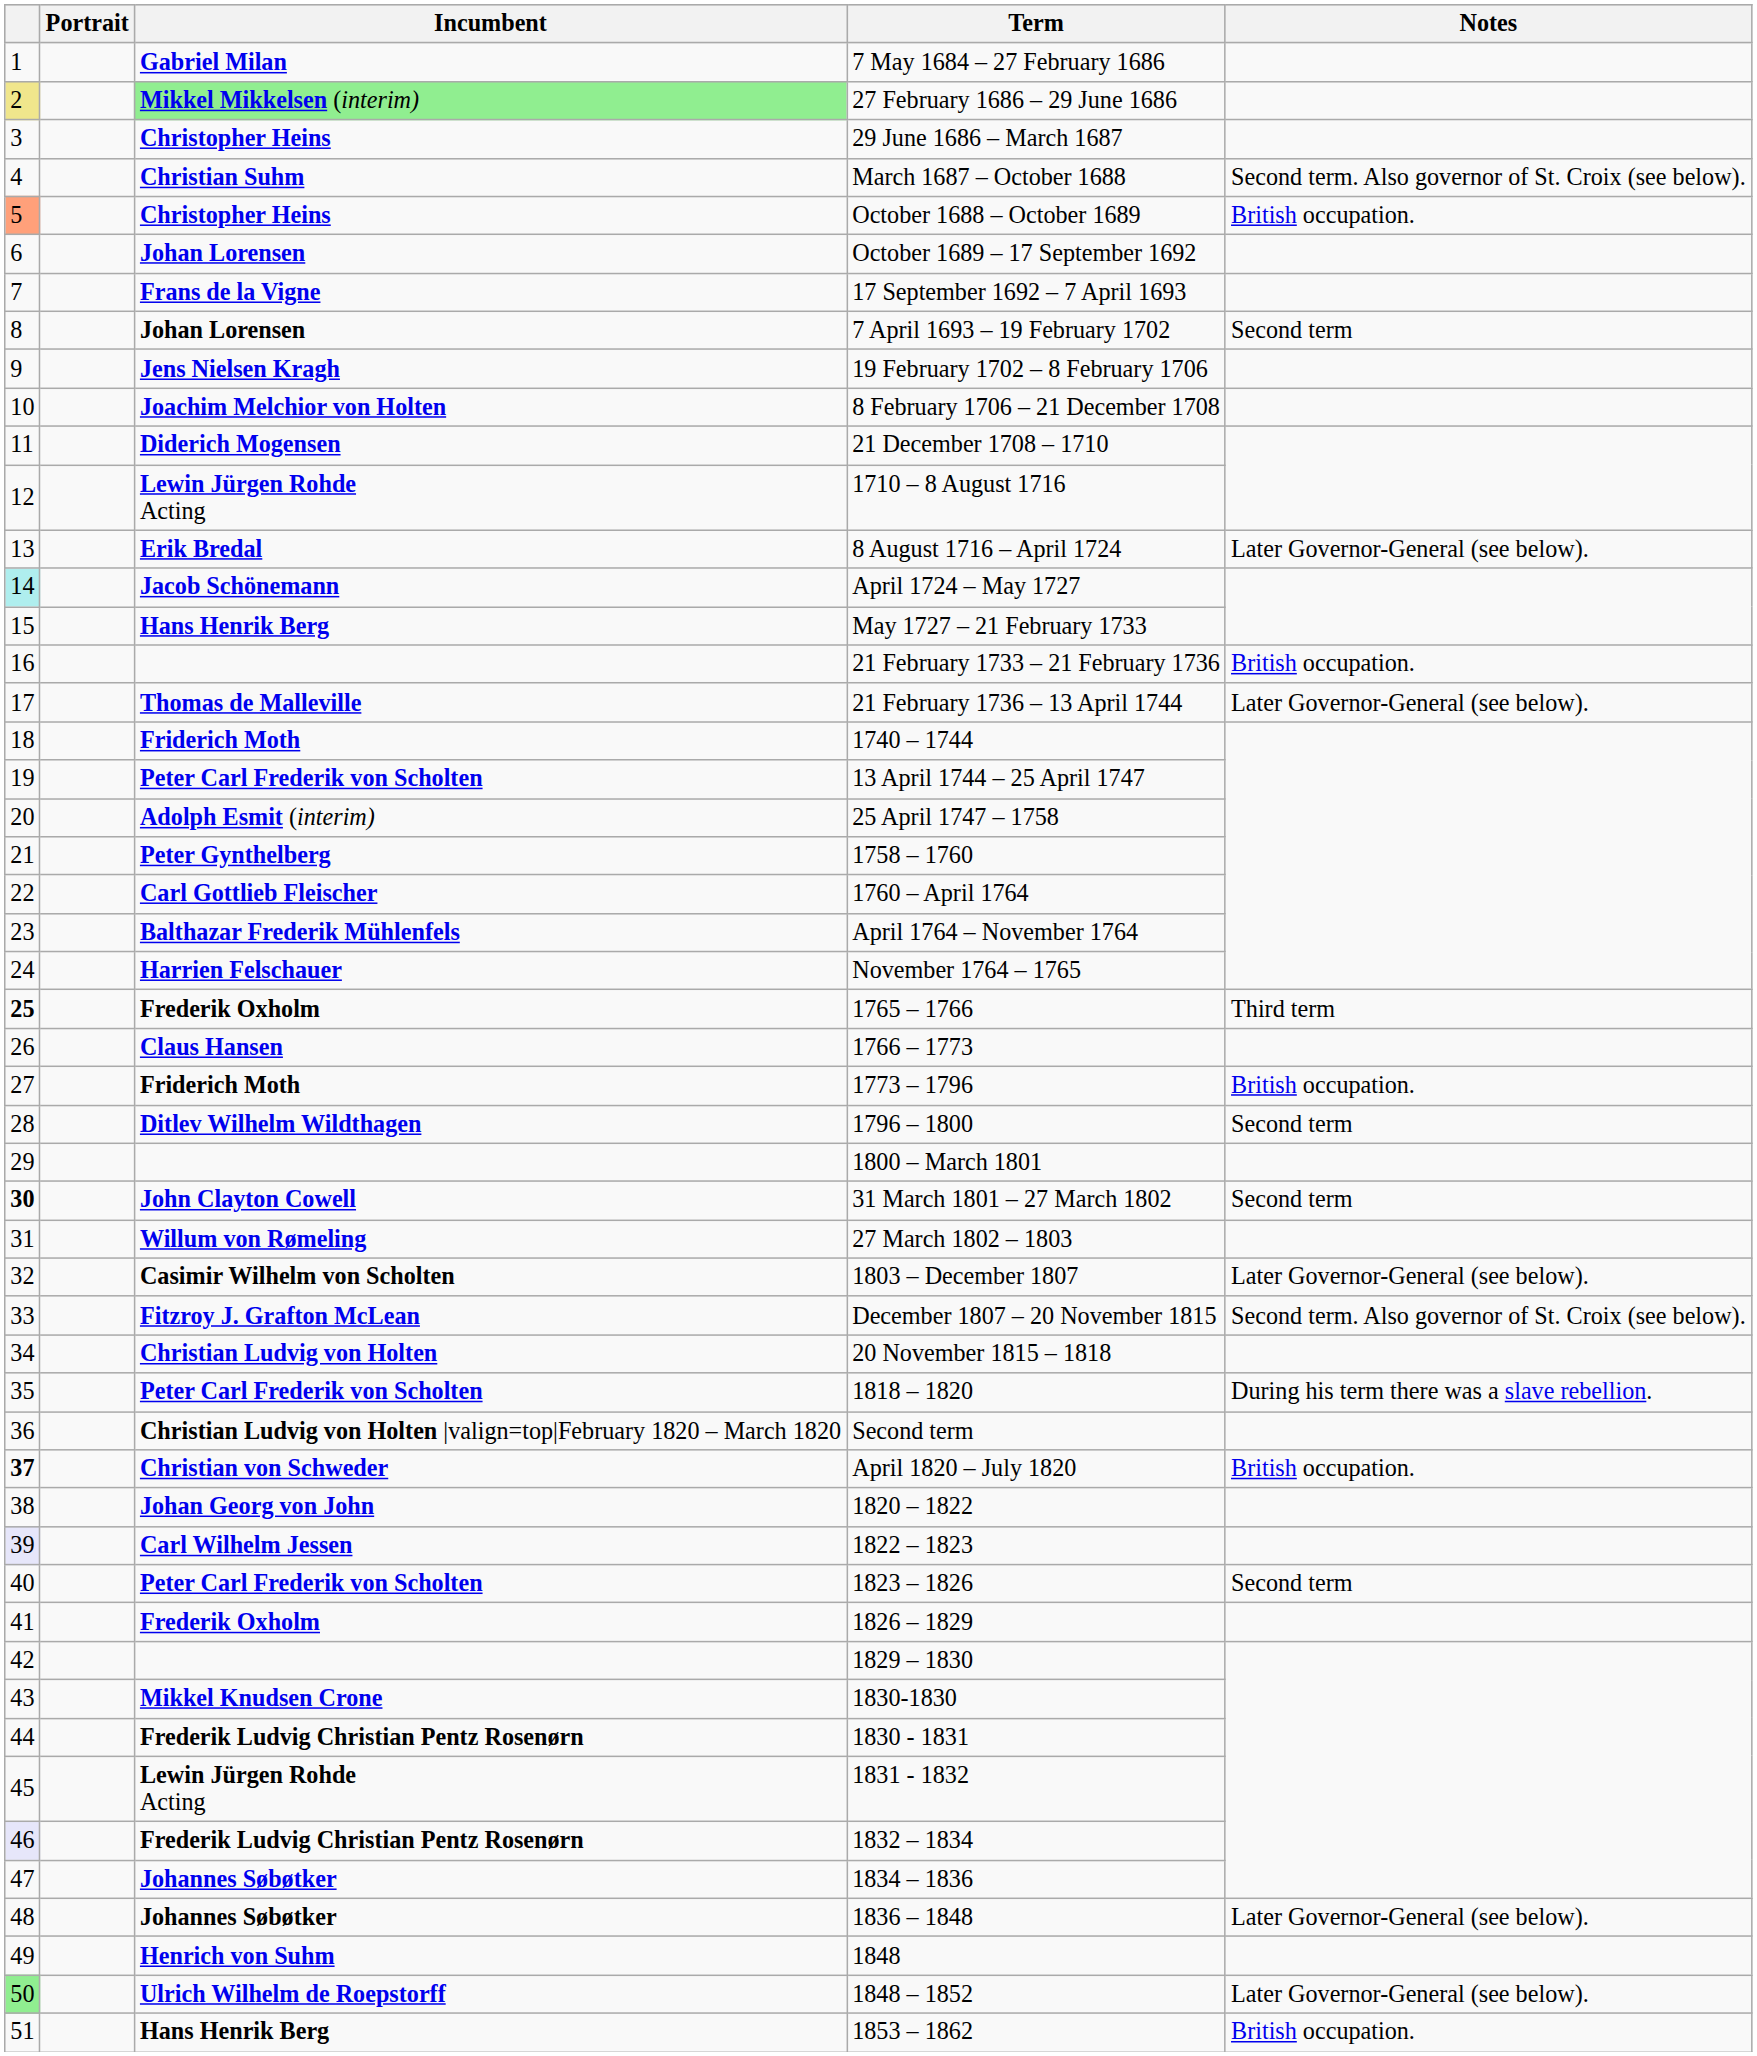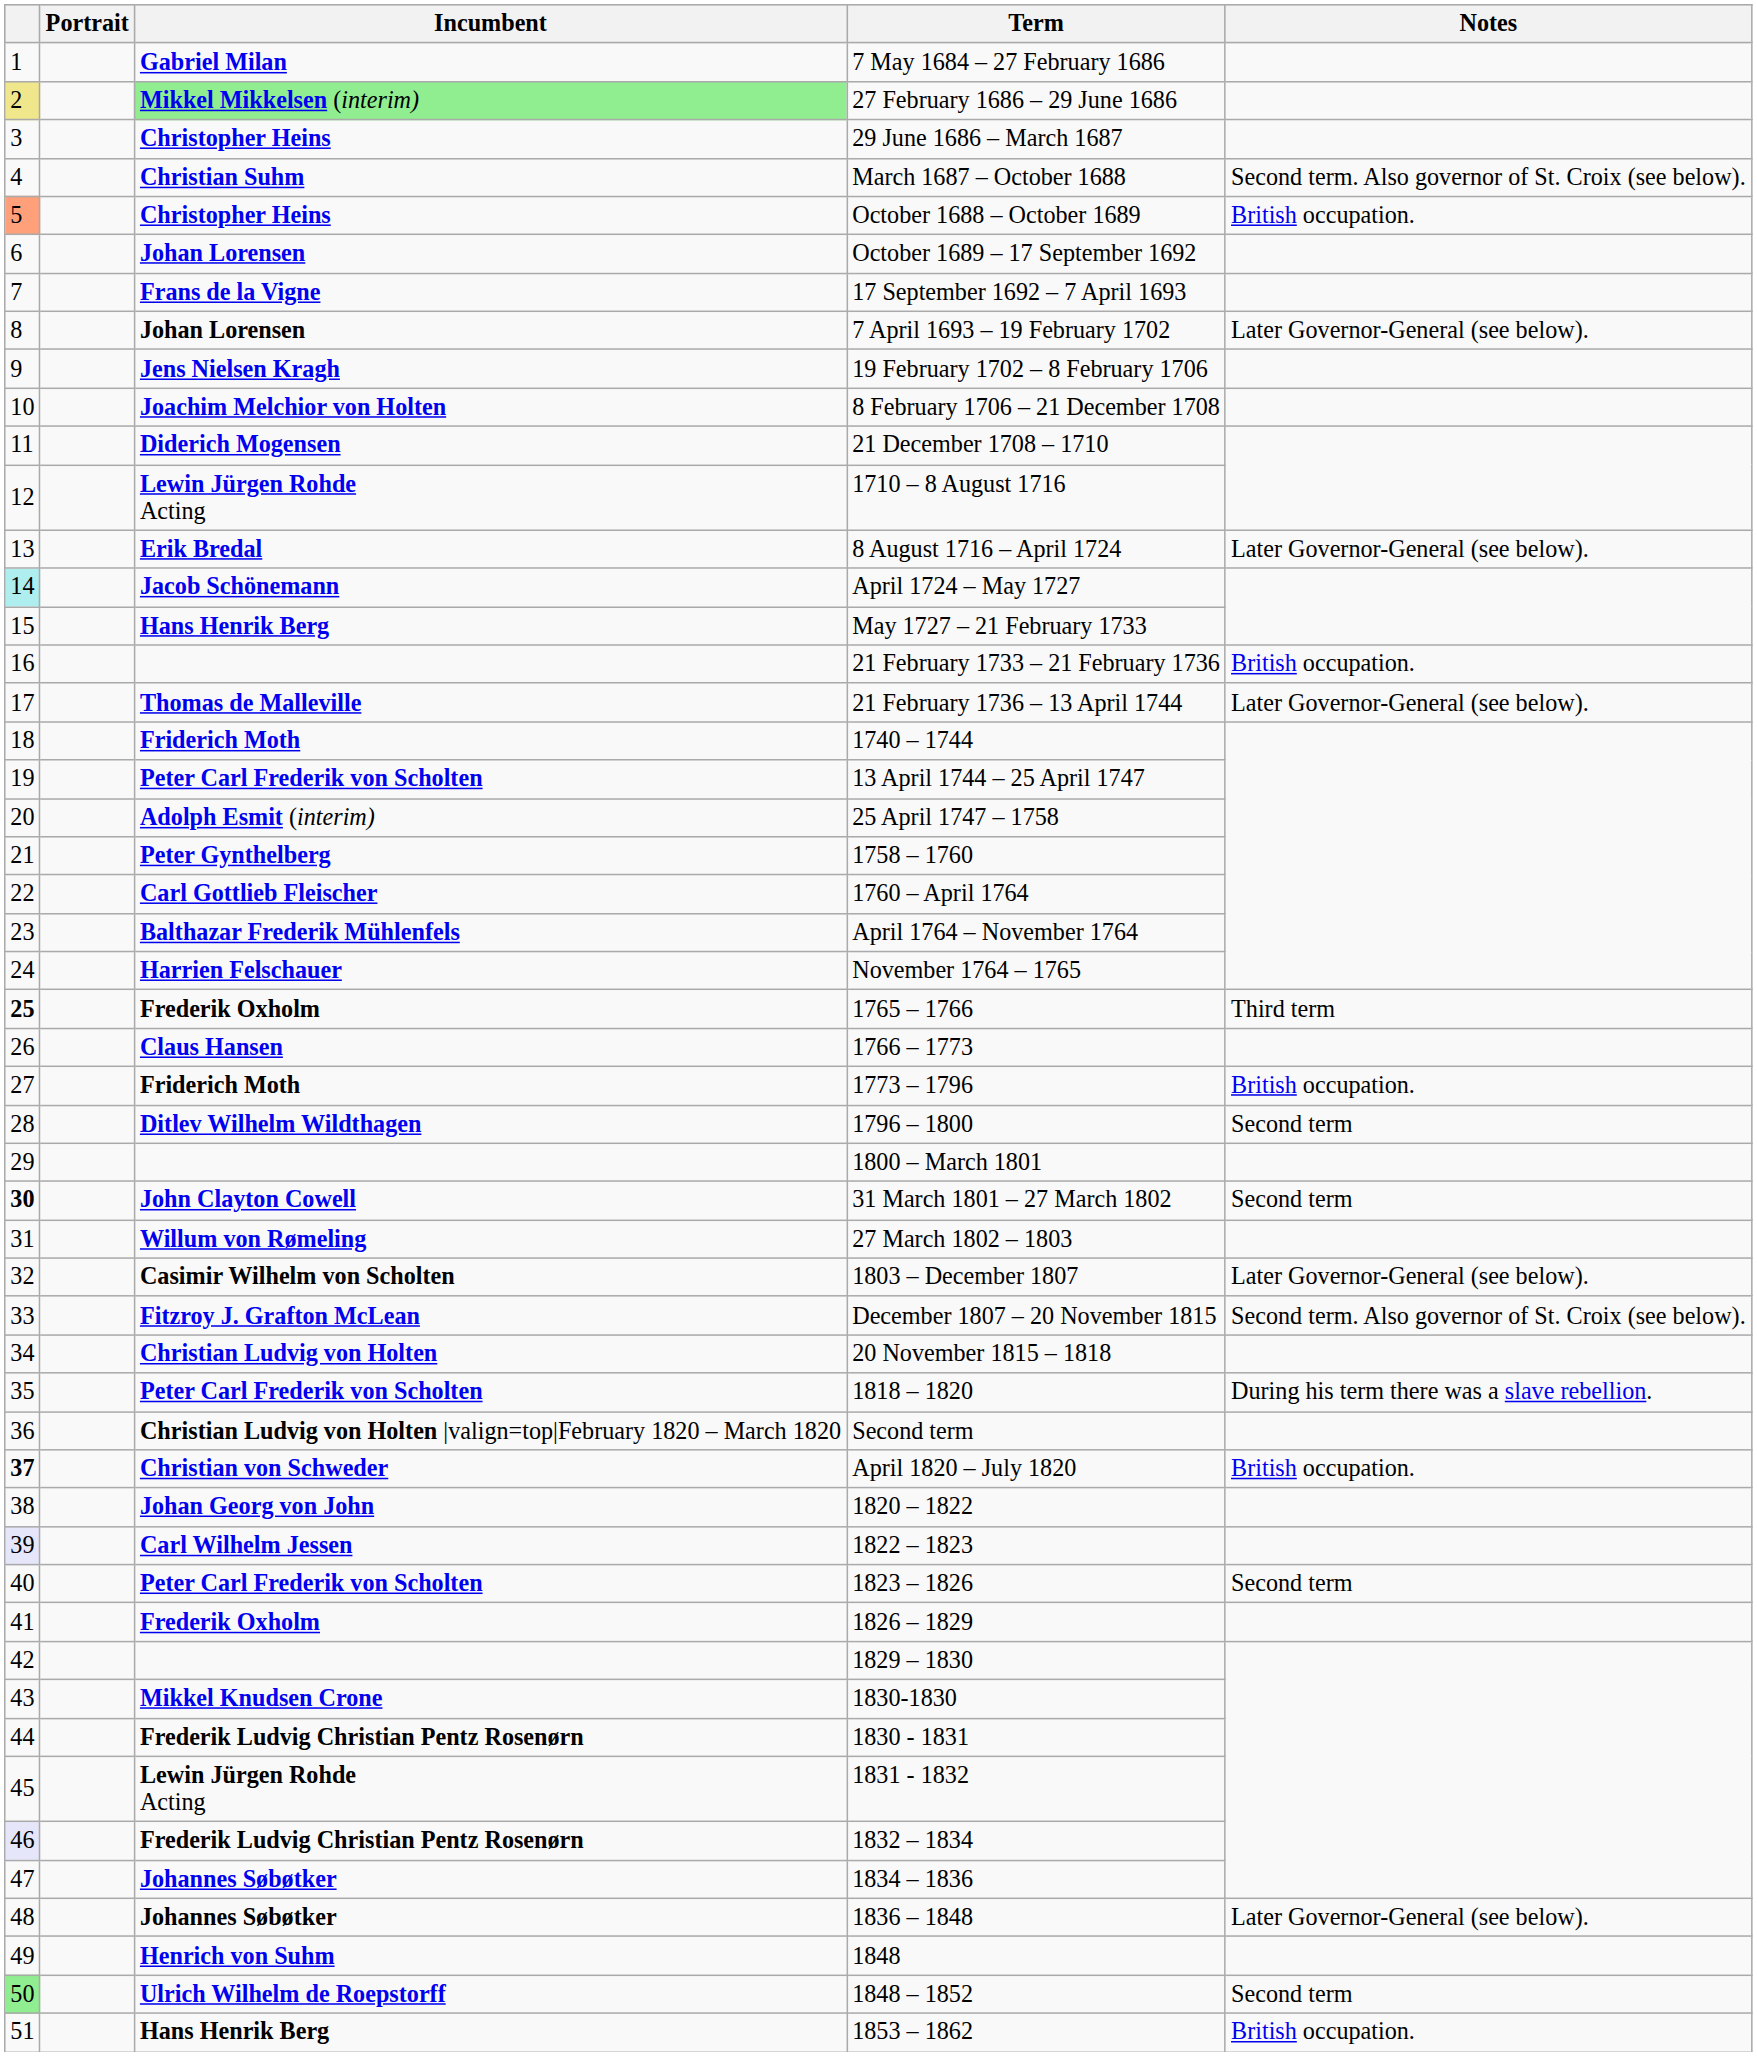(1292, 330) Second term -> (1410, 330) Later Governor-General (see below).
(1410, 1993) Later Governor-General (see below). -> (1292, 1993) Second term
